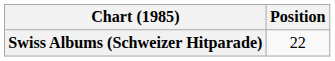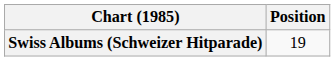(298, 42) 22 -> (298, 42) 19
